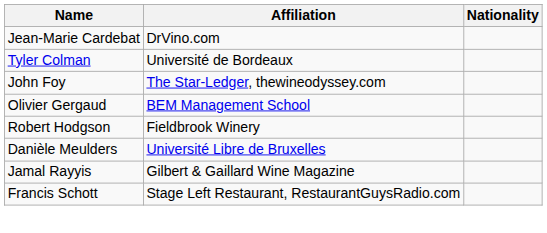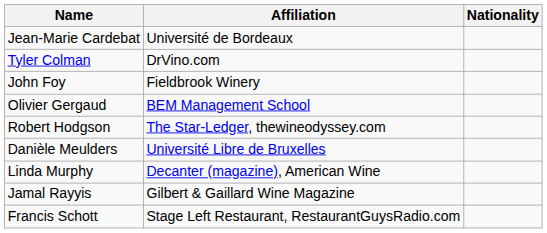(183, 37) DrVino.com -> (220, 37) Université de Bordeaux
(220, 60) Université de Bordeaux -> (183, 60) DrVino.com
(266, 82) The Star-Ledger, thewineodyssey.com -> (203, 82) Fieldbrook Winery
(203, 127) Fieldbrook Winery -> (266, 127) The Star-Ledger, thewineodyssey.com
+ row: (50, 171)
